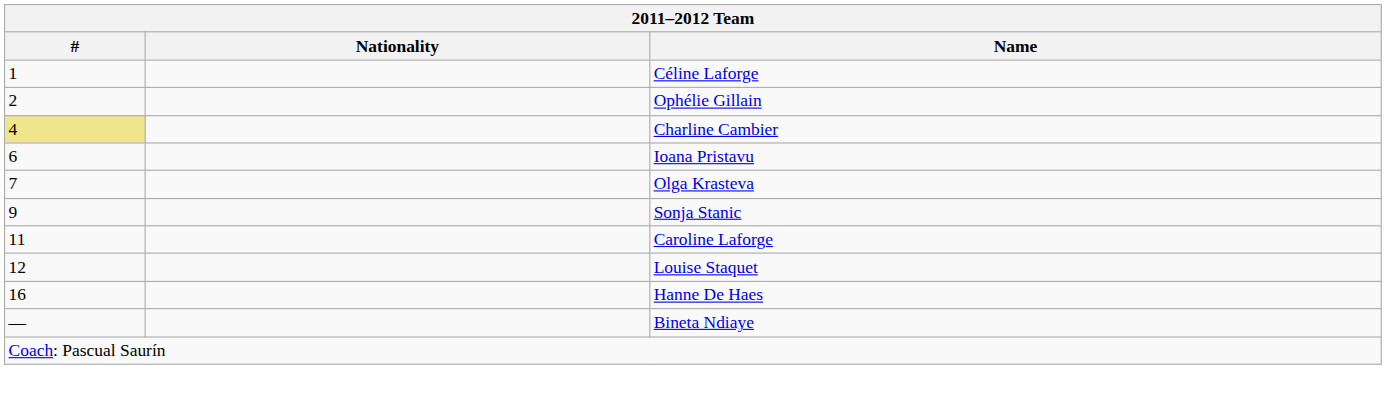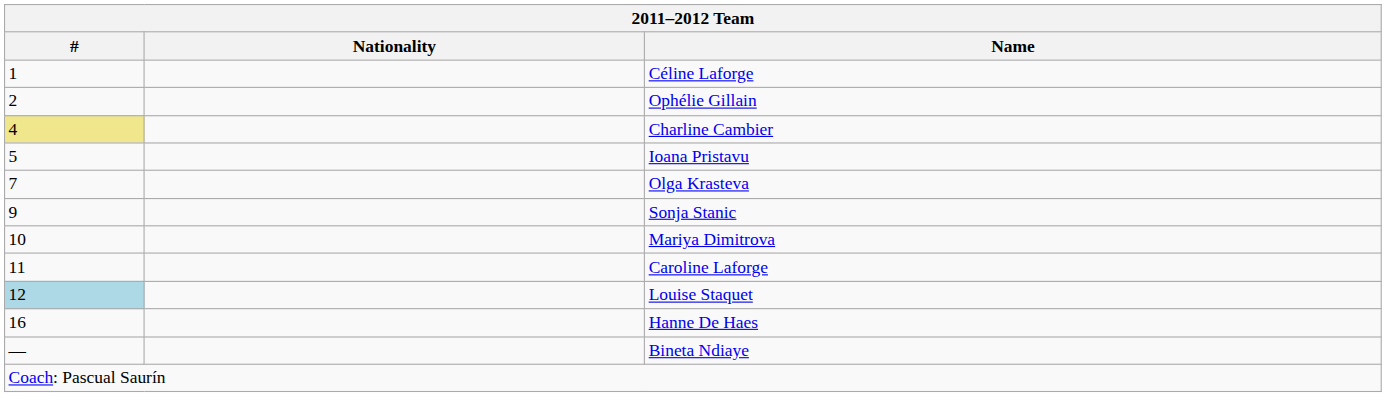(13, 156) 6 -> (13, 156) 5
+ row: (712, 239)
(17, 267) no background -> (17, 294) lightblue background
